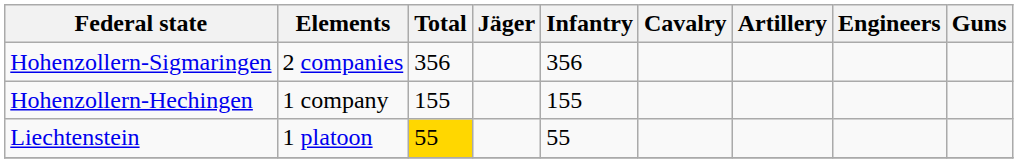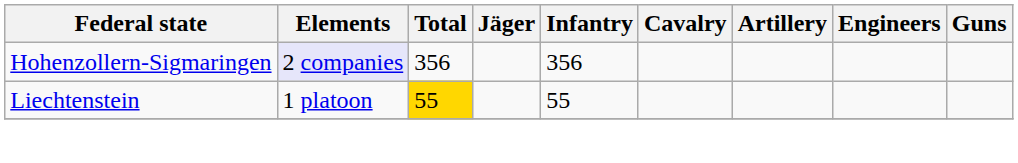(343, 61) no background -> (343, 61) lavender background
- row: (132, 99)
